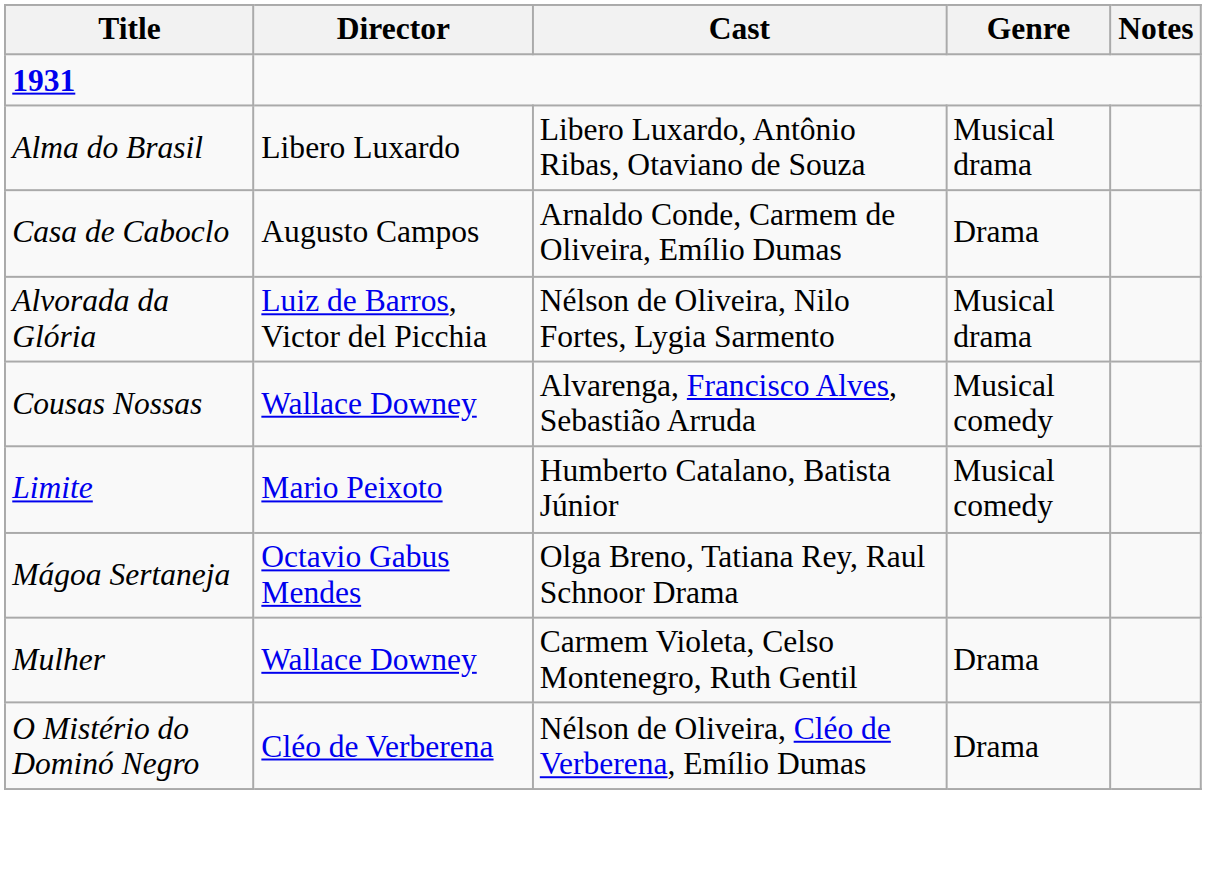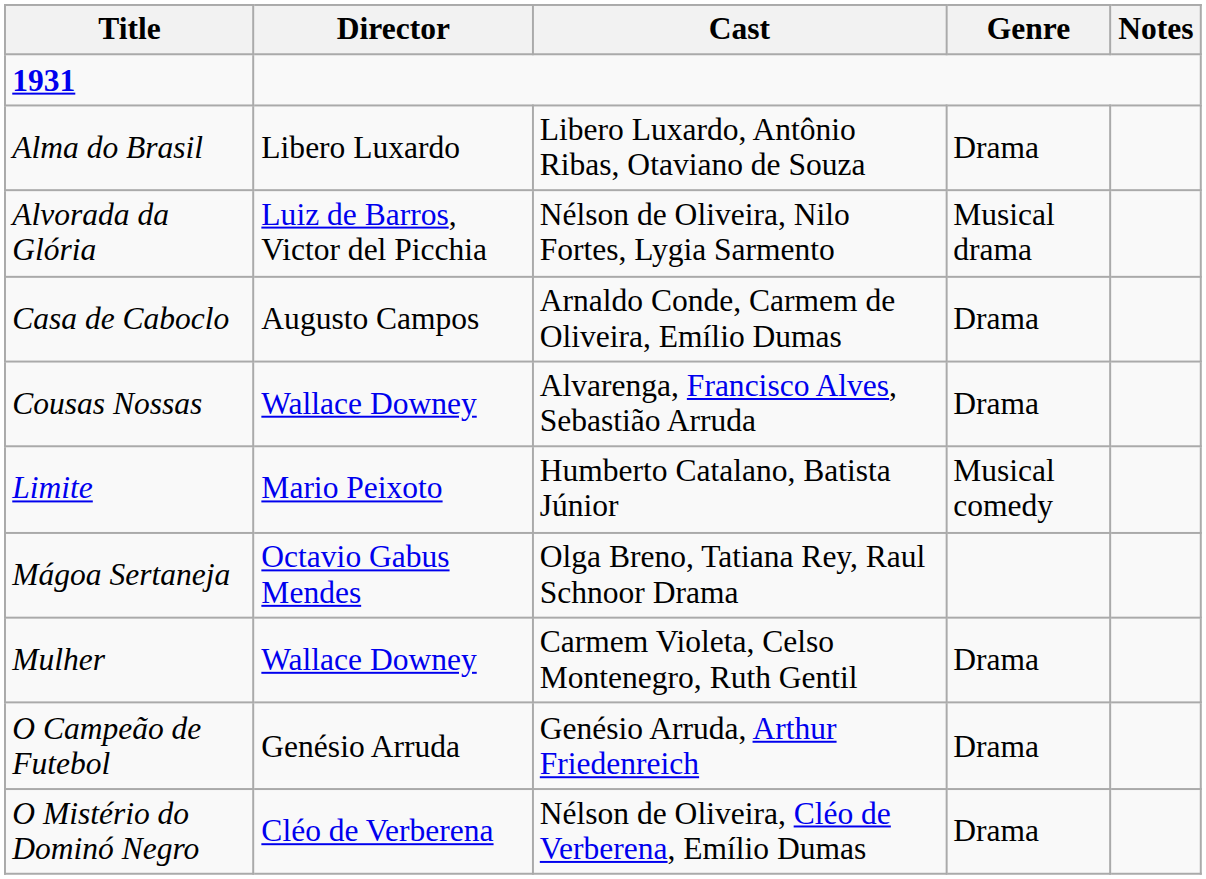(1004, 147) Musical drama -> (996, 147) Drama
rows swapped: (91, 318) <-> (121, 232)
(1004, 403) Musical comedy -> (996, 403) Drama
+ row: (107, 745)
